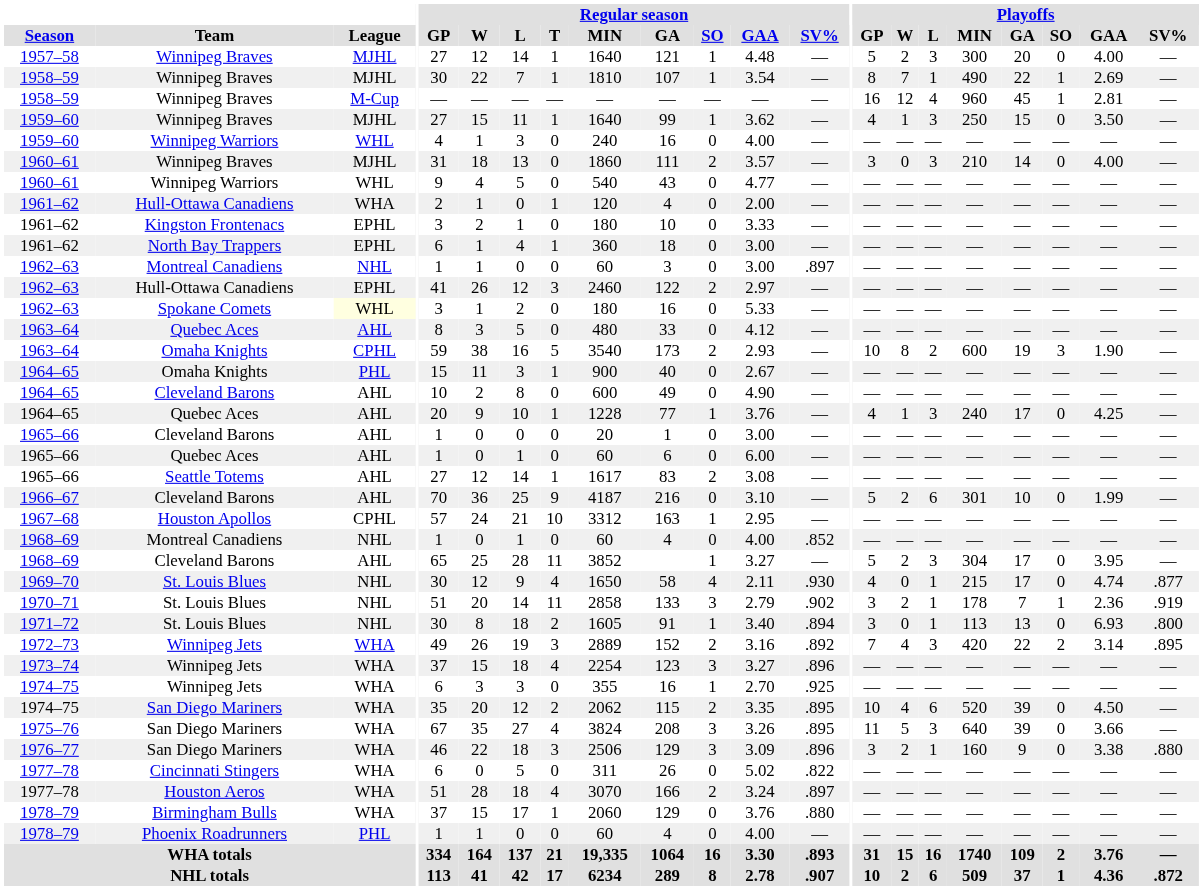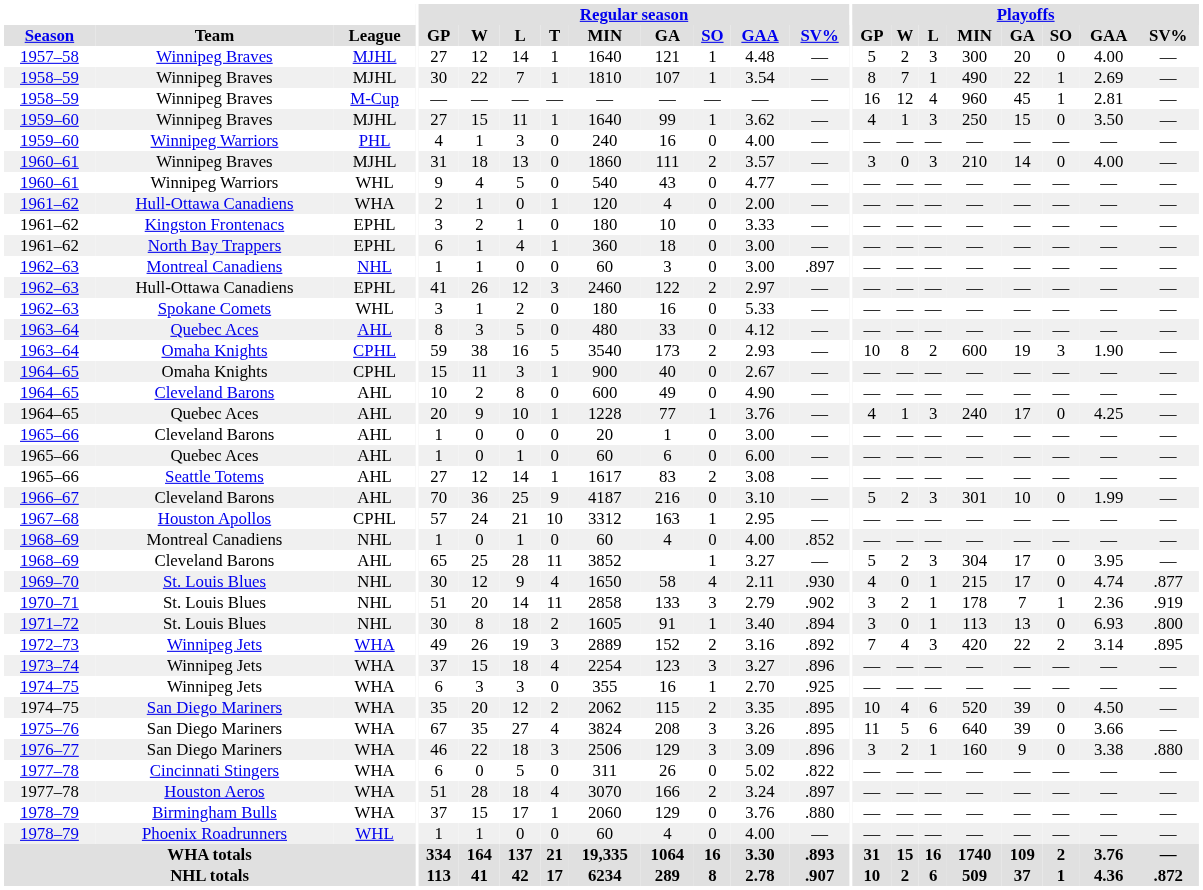(375, 140) WHL -> (375, 140) PHL
(375, 308) lightyellow background -> (375, 308) no background
(375, 371) PHL -> (375, 371) CPHL
(933, 497) 6 -> (933, 497) 3
(933, 728) 3 -> (933, 728) 6
(375, 833) PHL -> (375, 833) WHL
